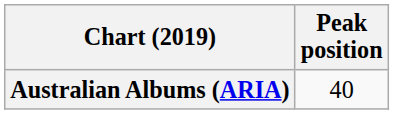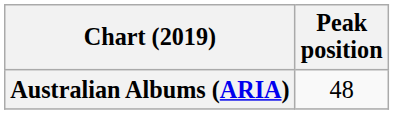(342, 89) 40 -> (342, 89) 48
